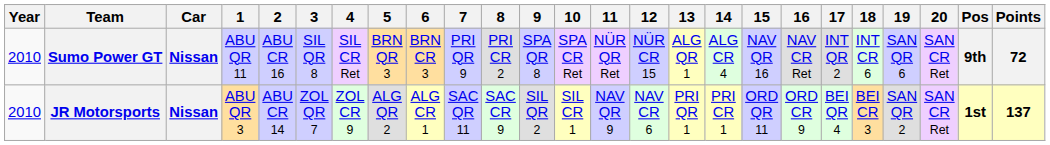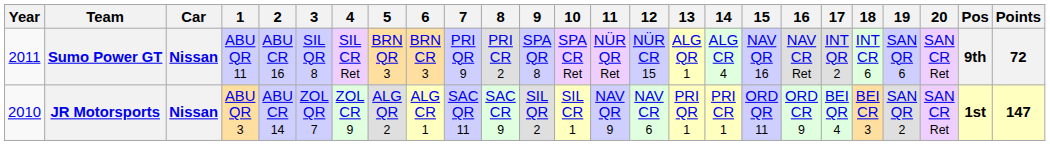(24, 57) 2010 -> (24, 57) 2011
(1018, 113) 137 -> (1018, 113) 147
